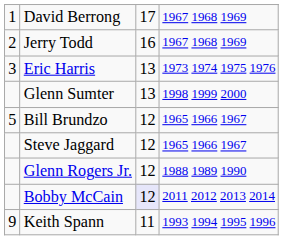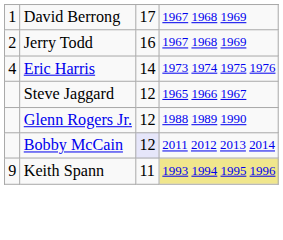(12, 68) 3 -> (12, 68) 4
(147, 68) 13 -> (147, 68) 14
- row: (69, 94)
- row: (66, 119)
(219, 222) no background -> (219, 171) khaki background
